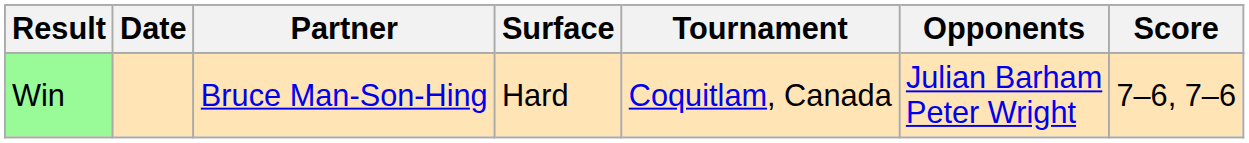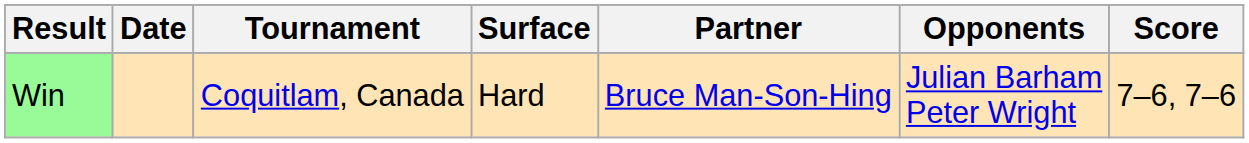columns swapped: (760, 28) <-> (344, 28)
